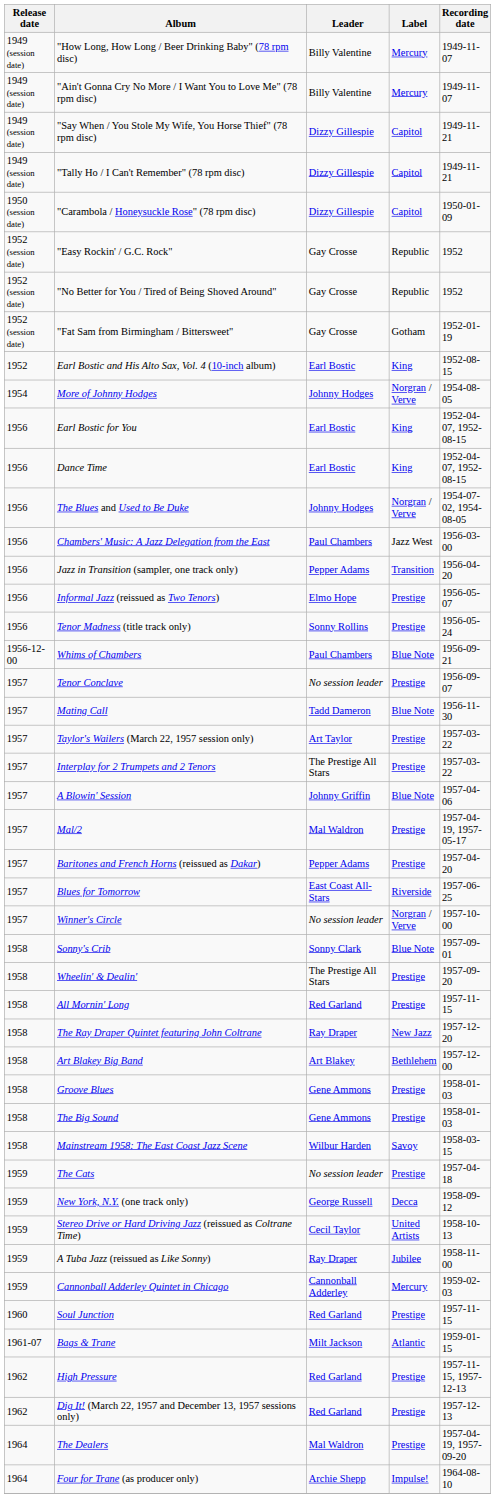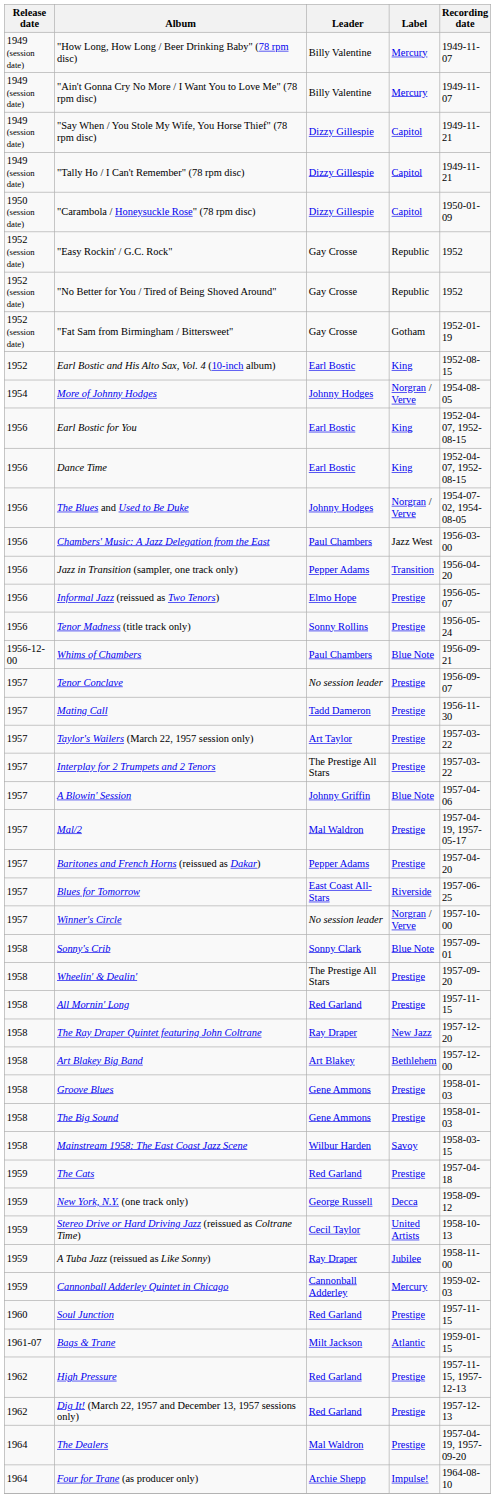(413, 711) Blue Note -> (408, 711) Prestige
(346, 1173) No session leader -> (335, 1173) Red Garland
